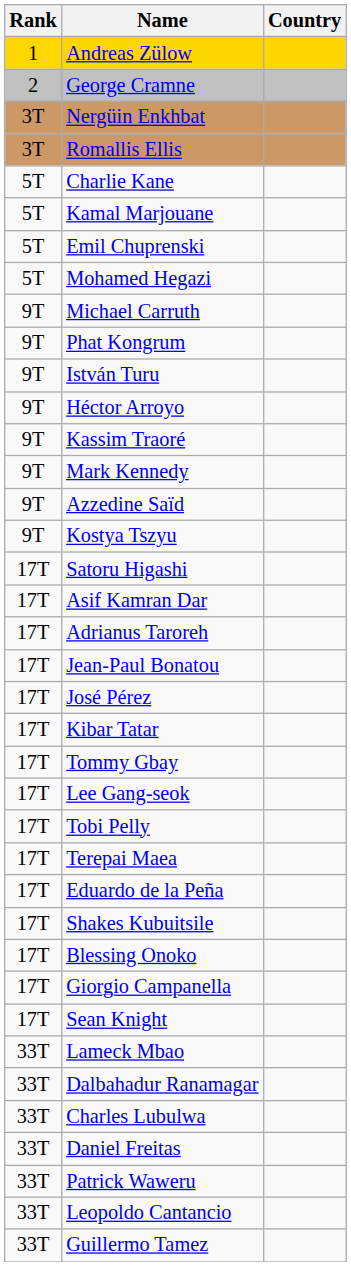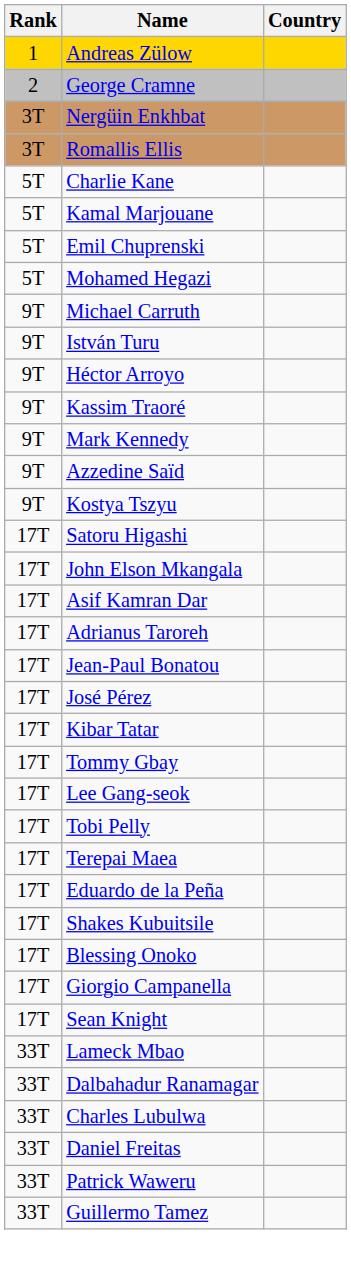- row: (126, 342)
+ row: (154, 568)
- row: (149, 1212)
